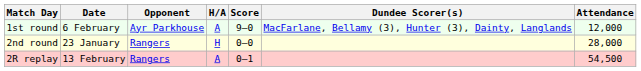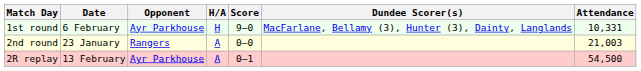(217, 28) A -> (217, 28) H
(605, 28) 12,000 -> (605, 28) 10,331
(217, 43) H -> (217, 43) A
(605, 43) 28,000 -> (605, 43) 21,003
(150, 58) Rangers -> (167, 58) Ayr Parkhouse
